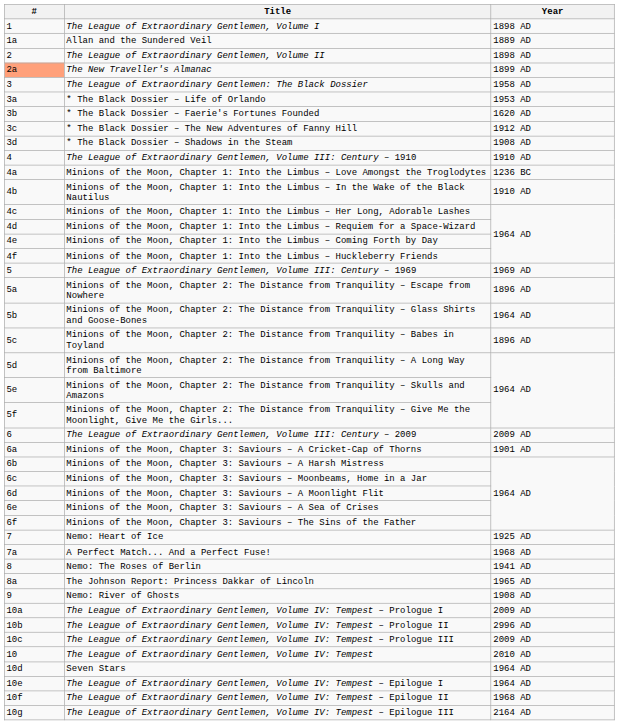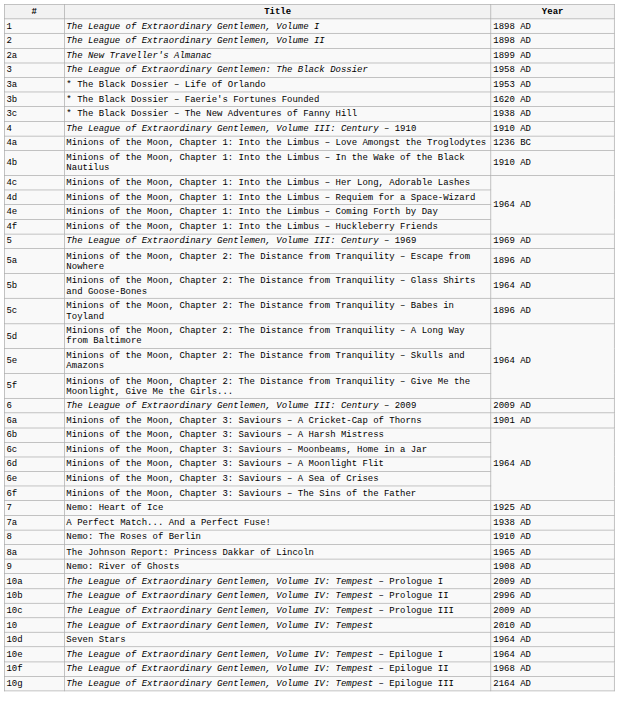- row: (139, 41)
(12, 70) lightsalmon background -> (12, 56) no background
(512, 129) 1912 AD -> (512, 114) 1938 AD
- row: (179, 143)
(512, 552) 1968 AD -> (512, 523) 1938 AD
(512, 567) 1941 AD -> (512, 537) 1910 AD
